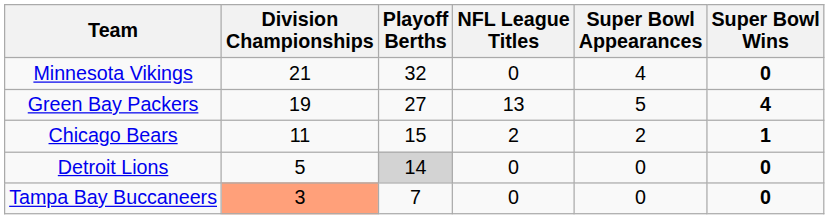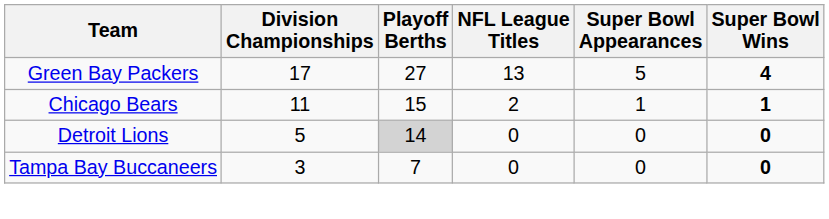- row: (113, 73)
(300, 104) 19 -> (300, 73) 17
(641, 135) 2 -> (641, 104) 1
(300, 198) lightsalmon background -> (300, 167) no background
